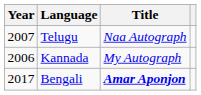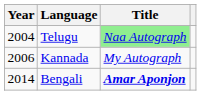(21, 36) 2007 -> (21, 36) 2004
(145, 36) no background -> (145, 36) lightgreen background
(21, 79) 2017 -> (21, 79) 2014
